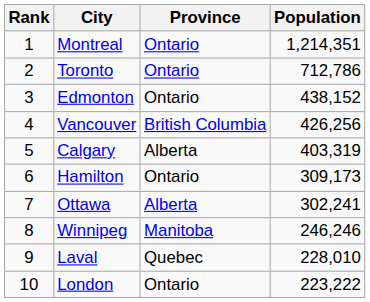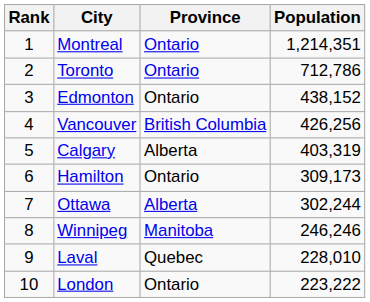(331, 204) 302,241 -> (331, 204) 302,244
